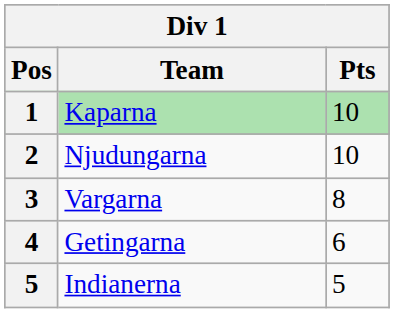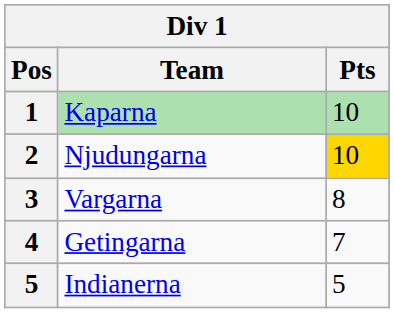(346, 155) no background -> (346, 155) gold background
(339, 241) 6 -> (339, 241) 7
